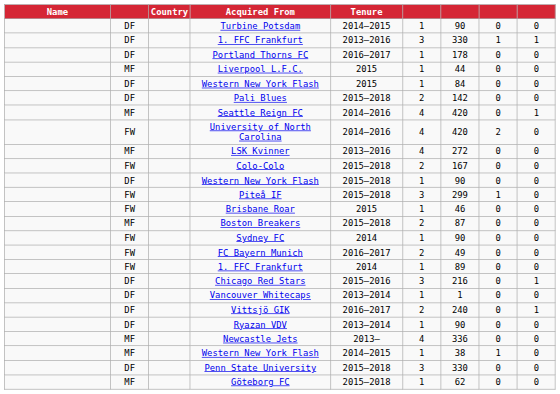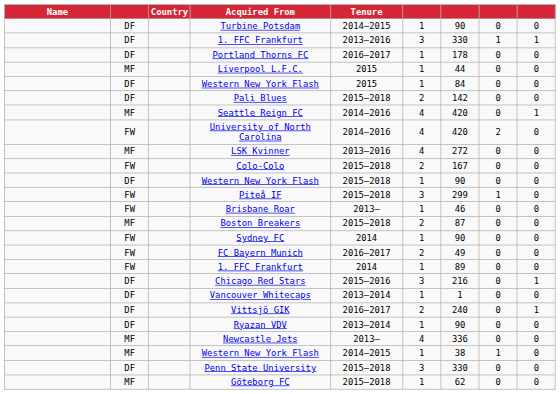(367, 209) 2015 -> (367, 209) 2013–
